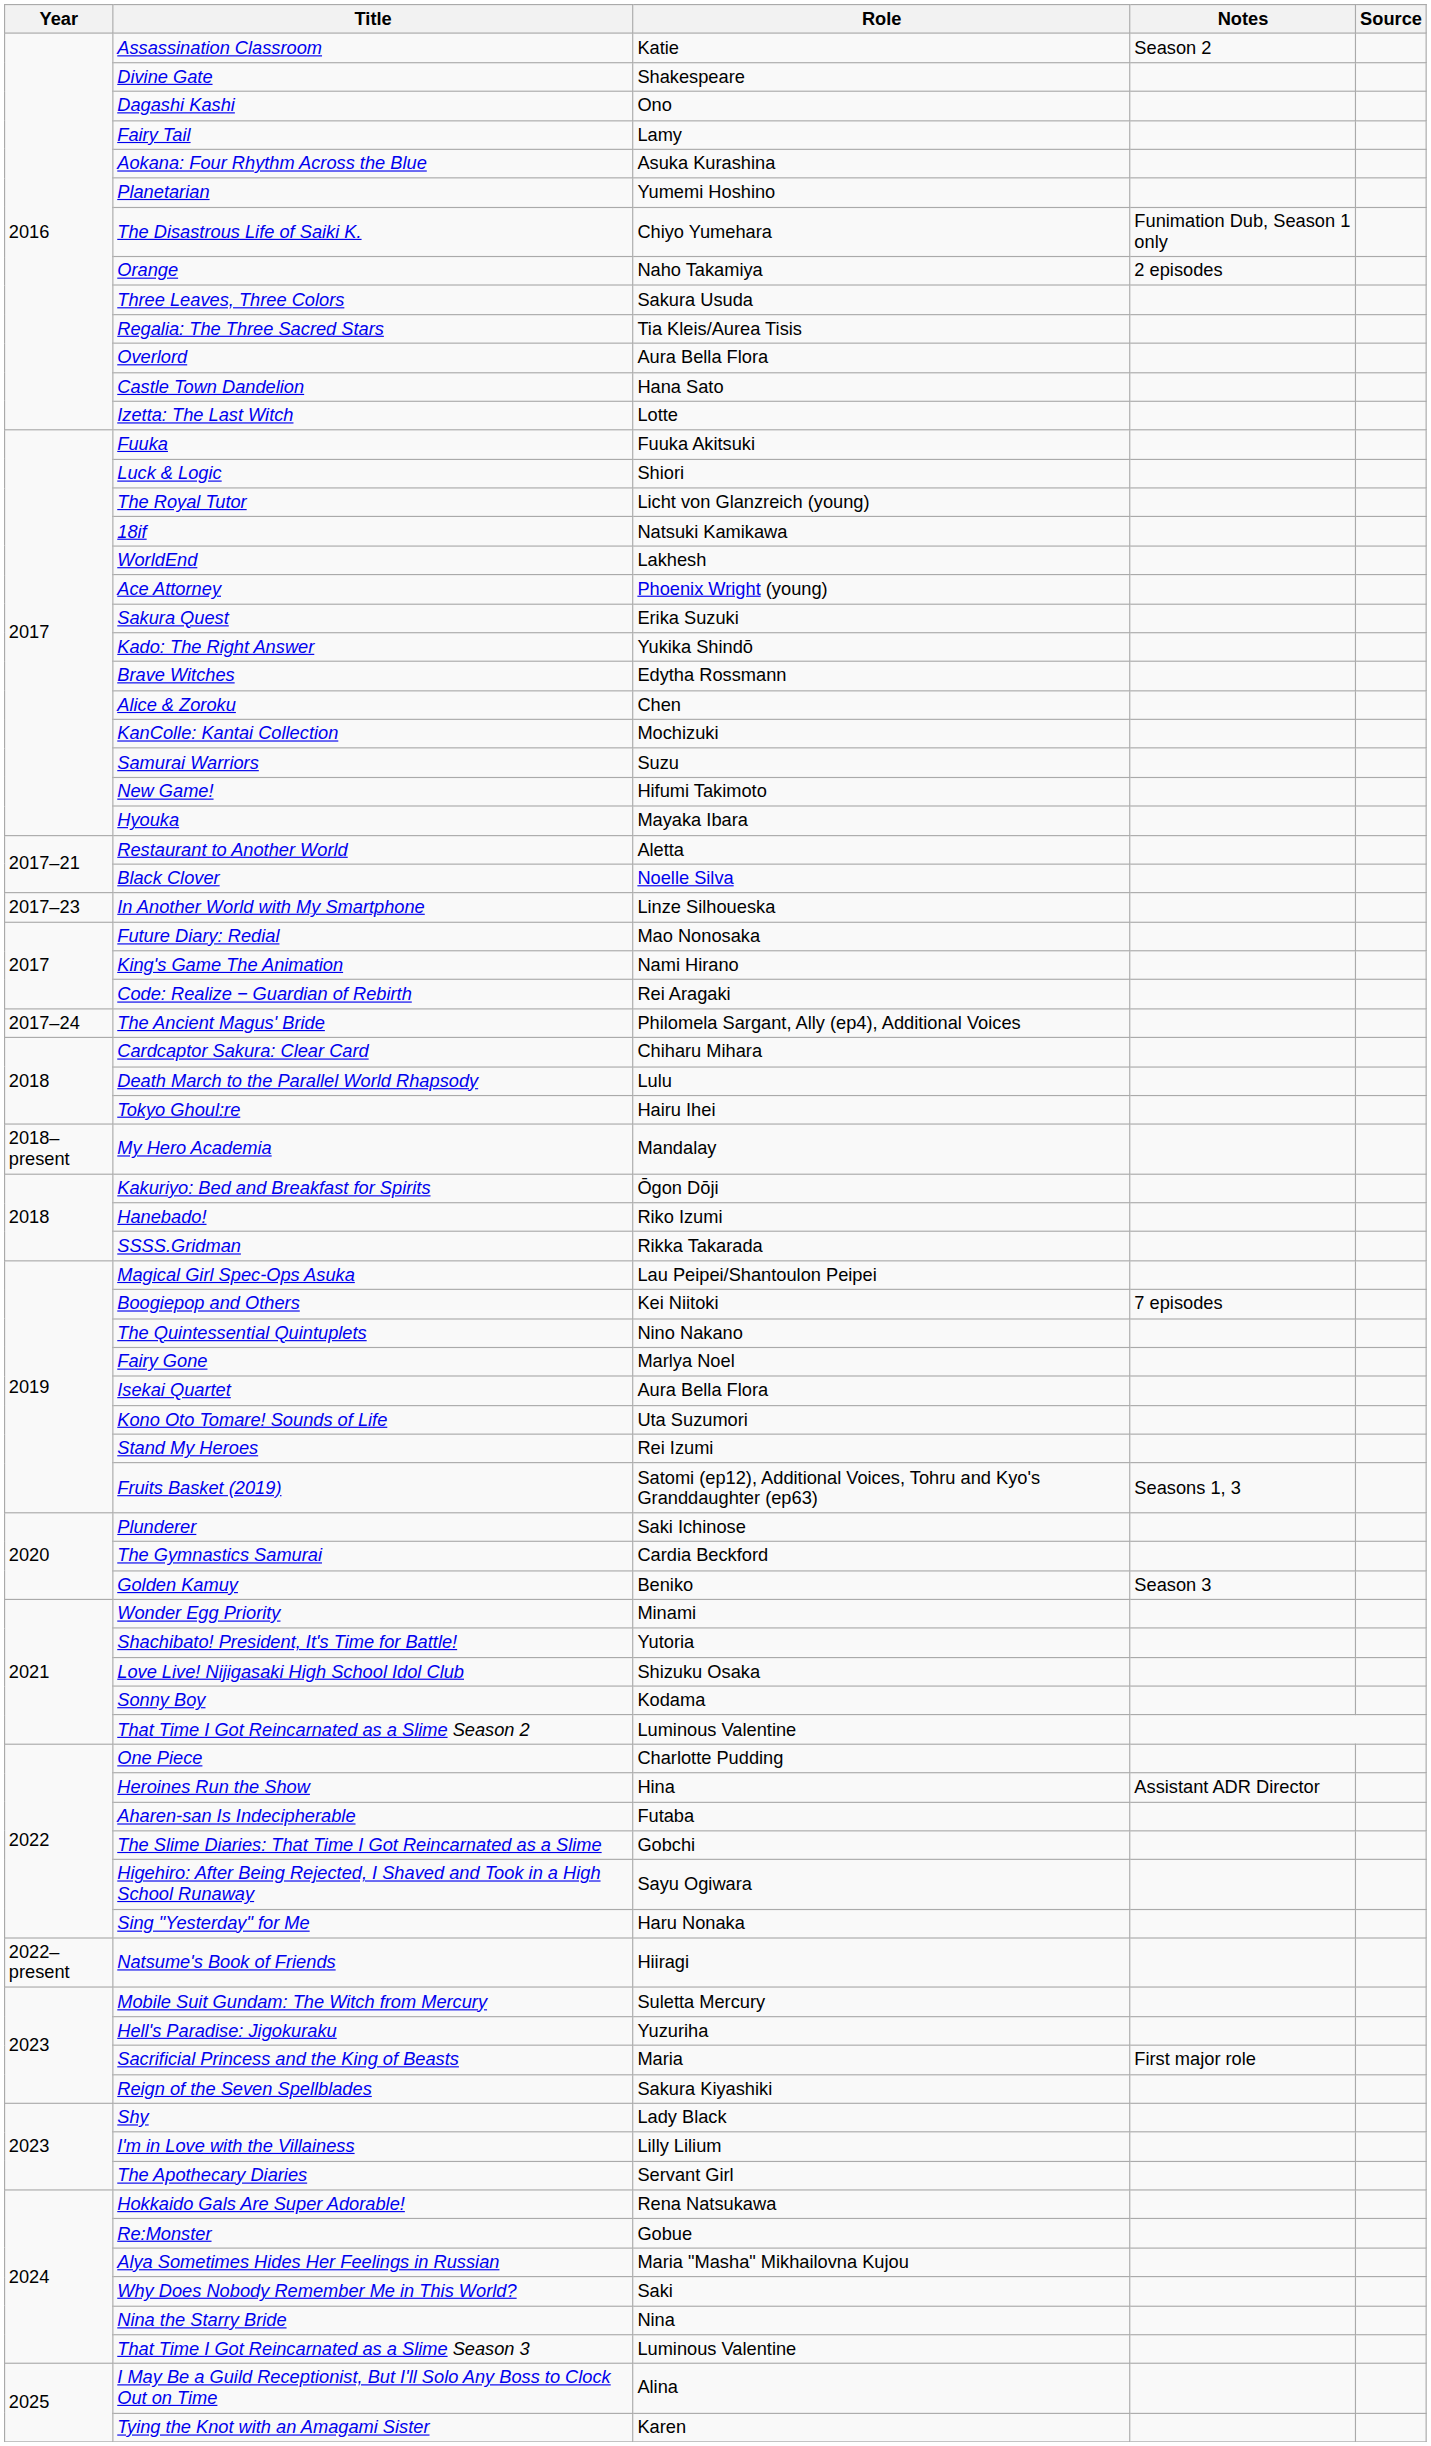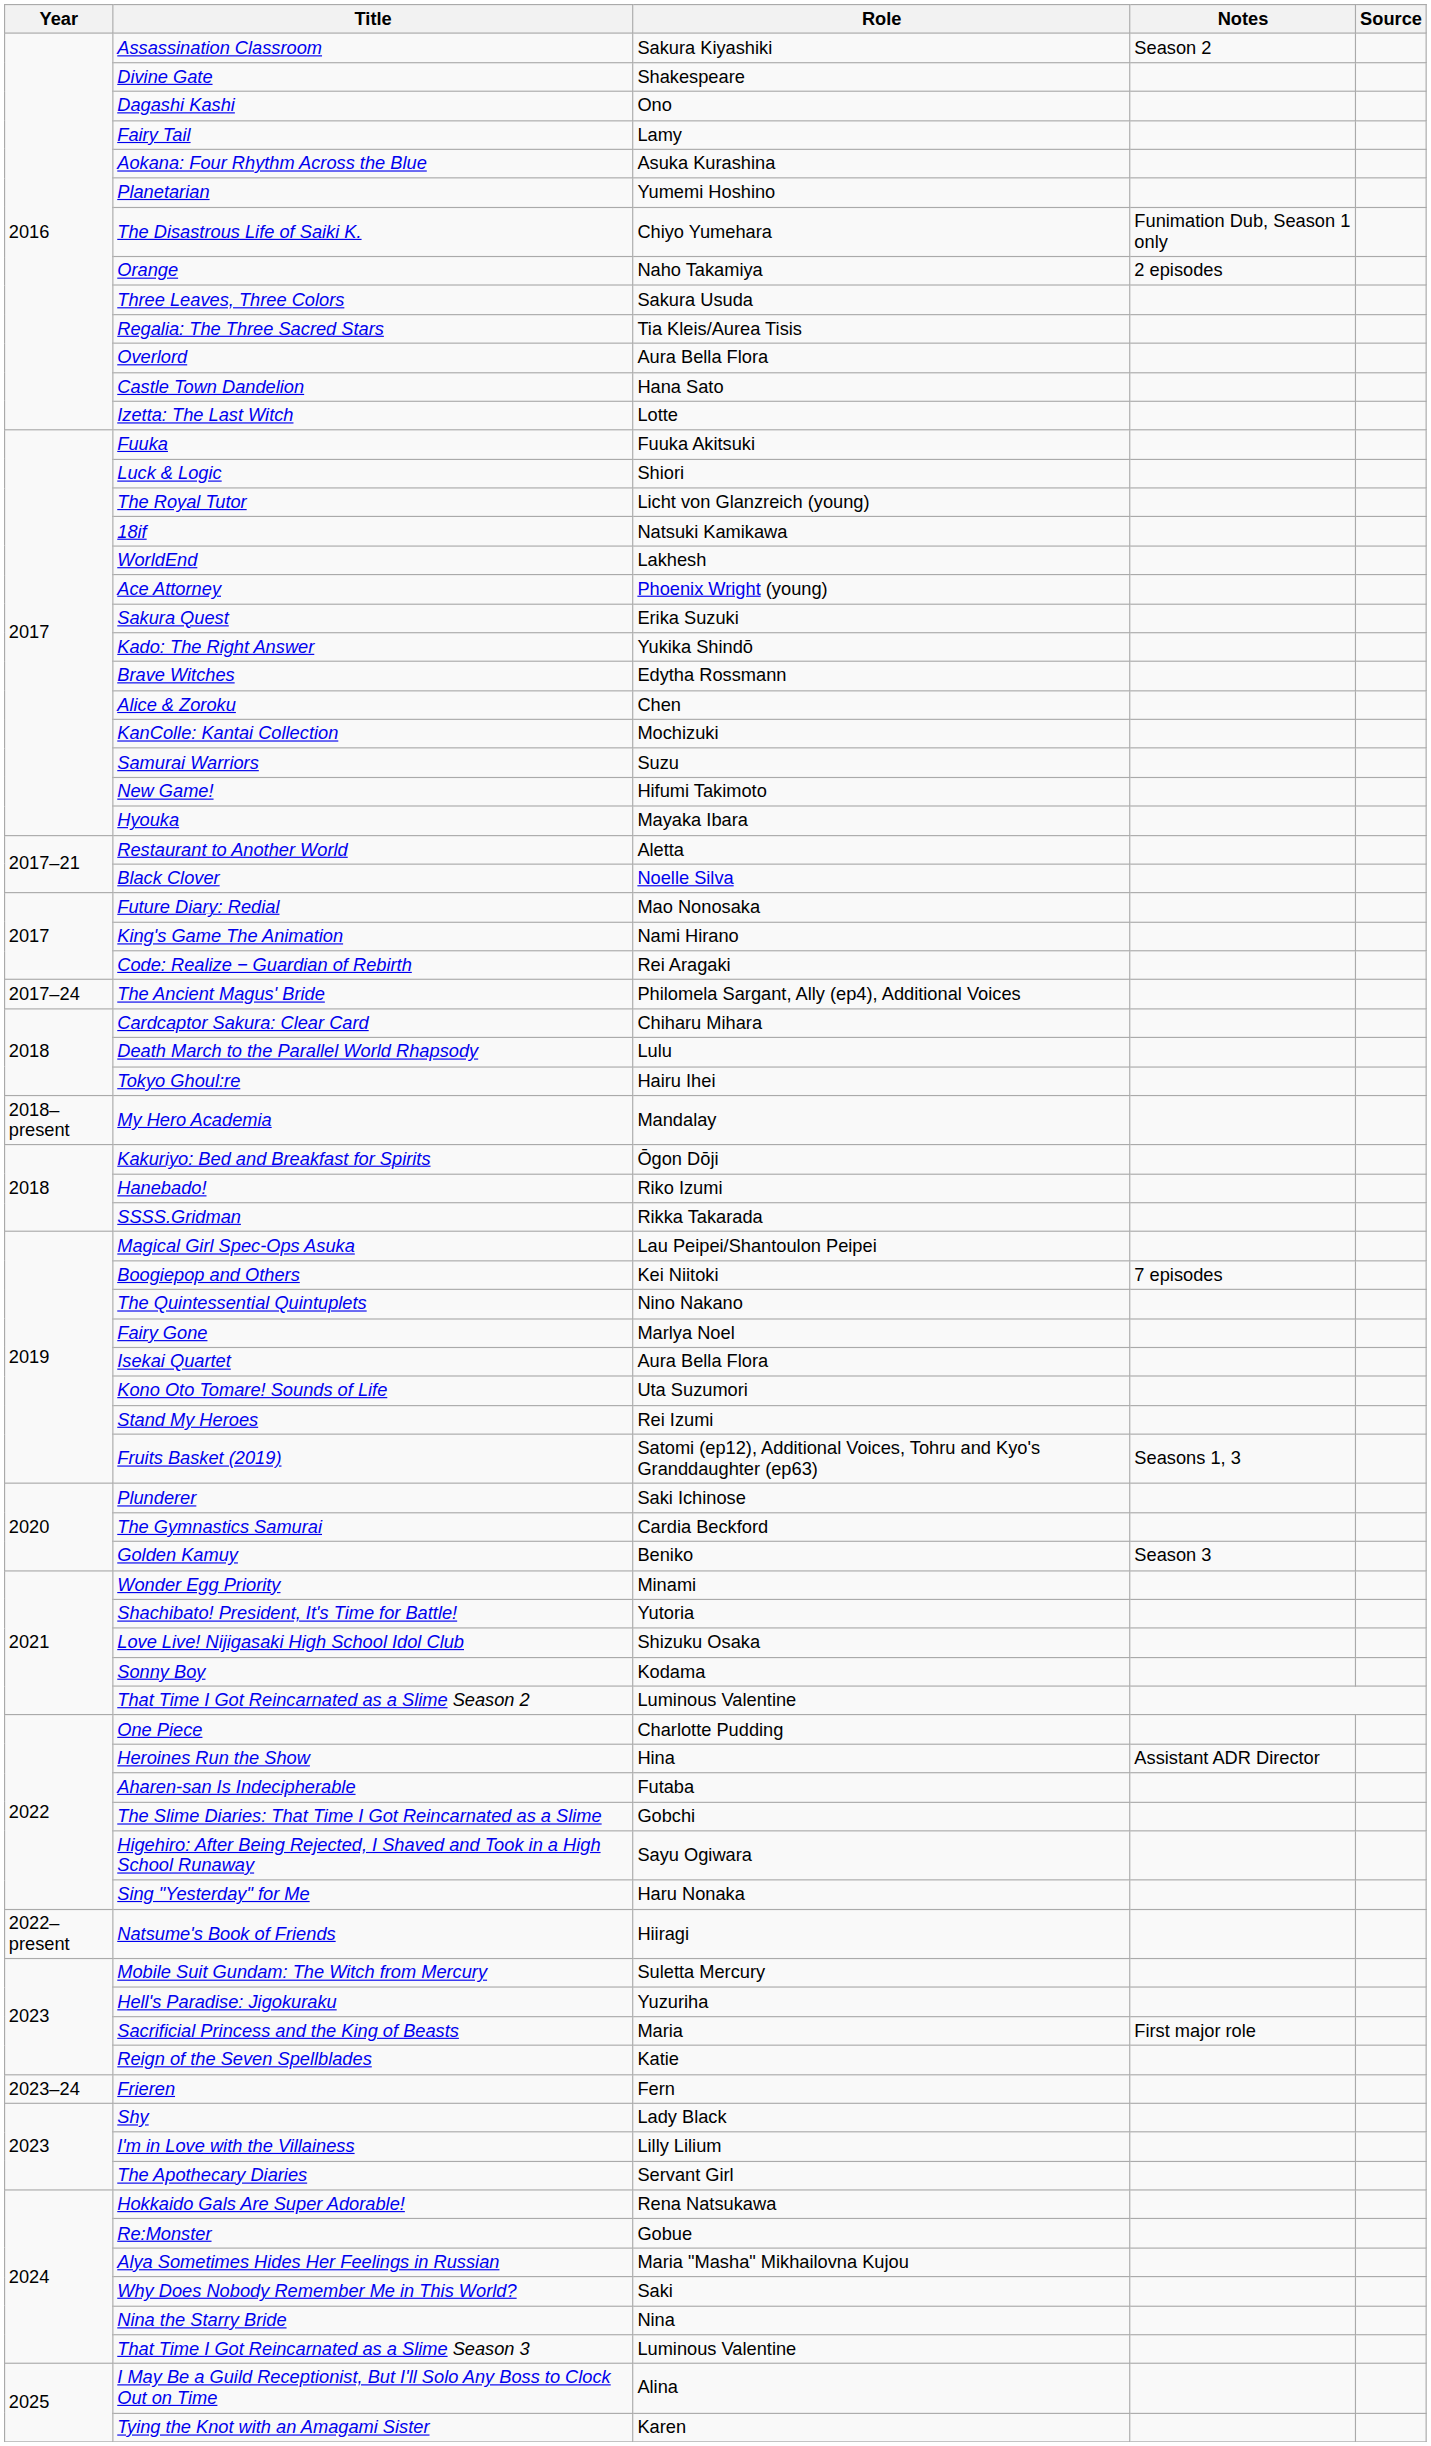(658, 47) Katie -> (705, 47) Sakura Kiyashiki
- row: (271, 907)
(705, 2088) Sakura Kiyashiki -> (658, 2059) Katie
+ row: (146, 2088)
